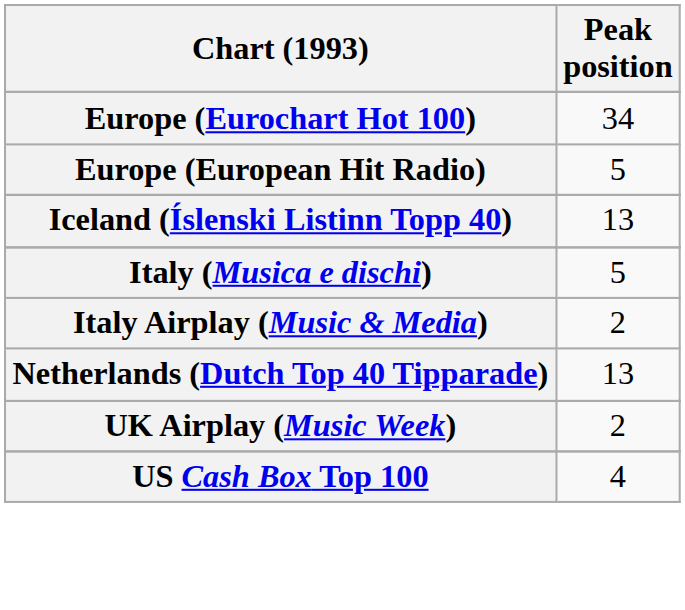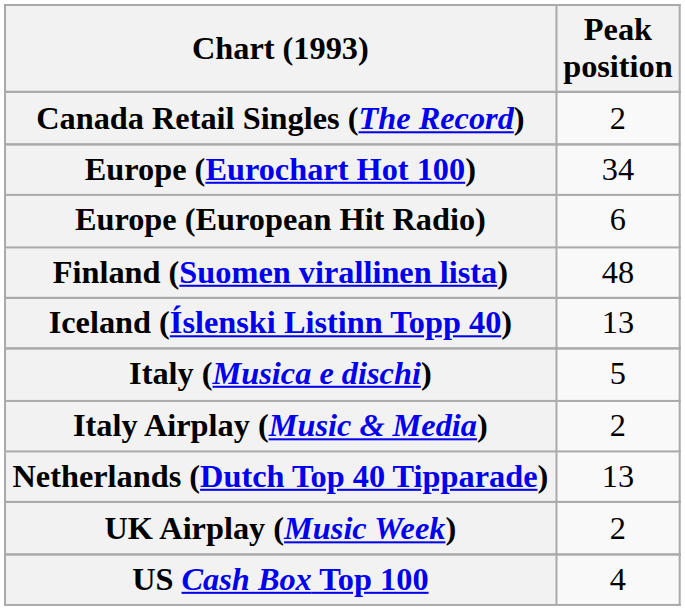+ row: (280, 117)
(618, 169) 5 -> (618, 220) 6
+ row: (280, 271)
